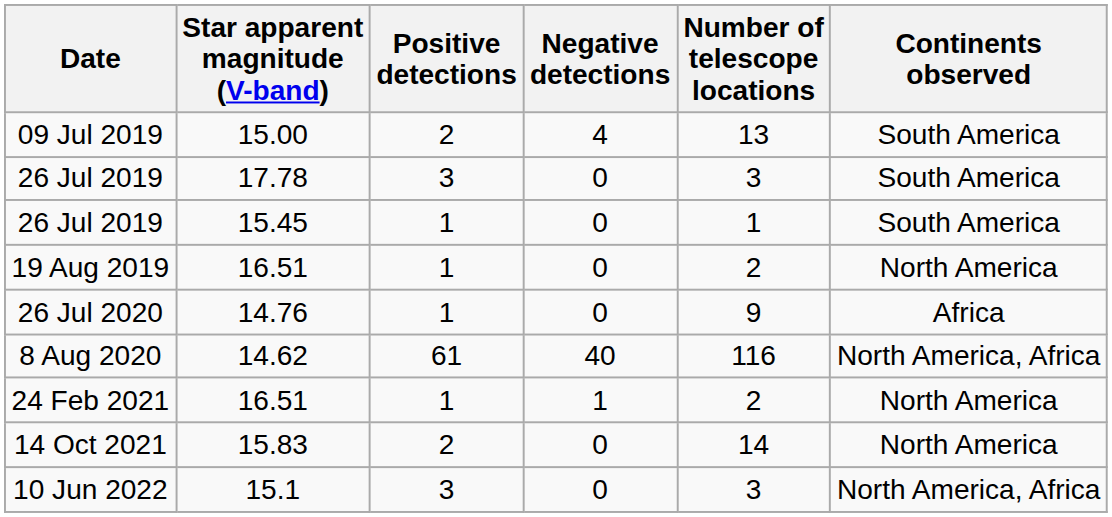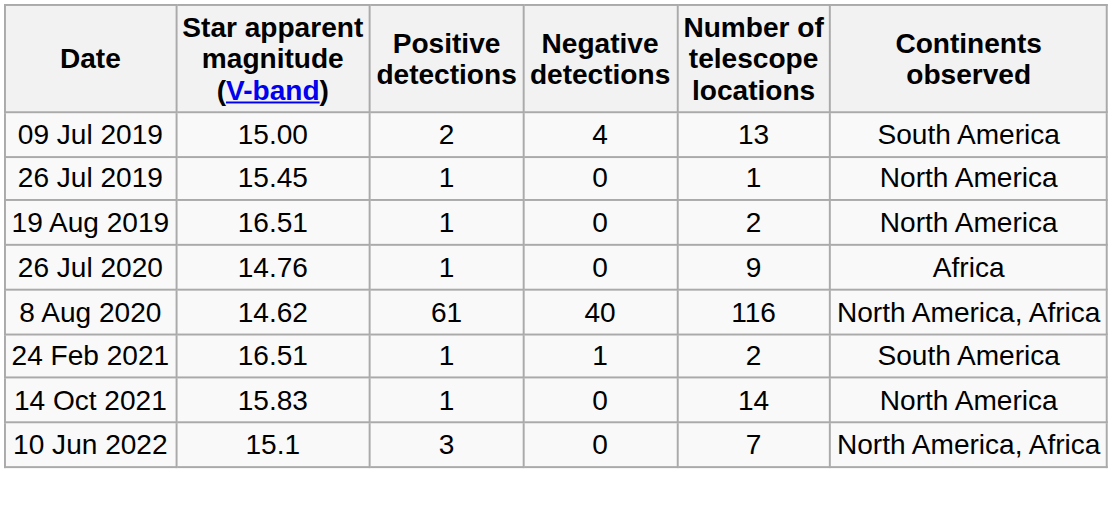- row: (90, 179)
(969, 223) South America -> (969, 179) North America
(969, 400) North America -> (969, 356) South America
(447, 445) 2 -> (447, 400) 1
(754, 489) 3 -> (754, 445) 7
